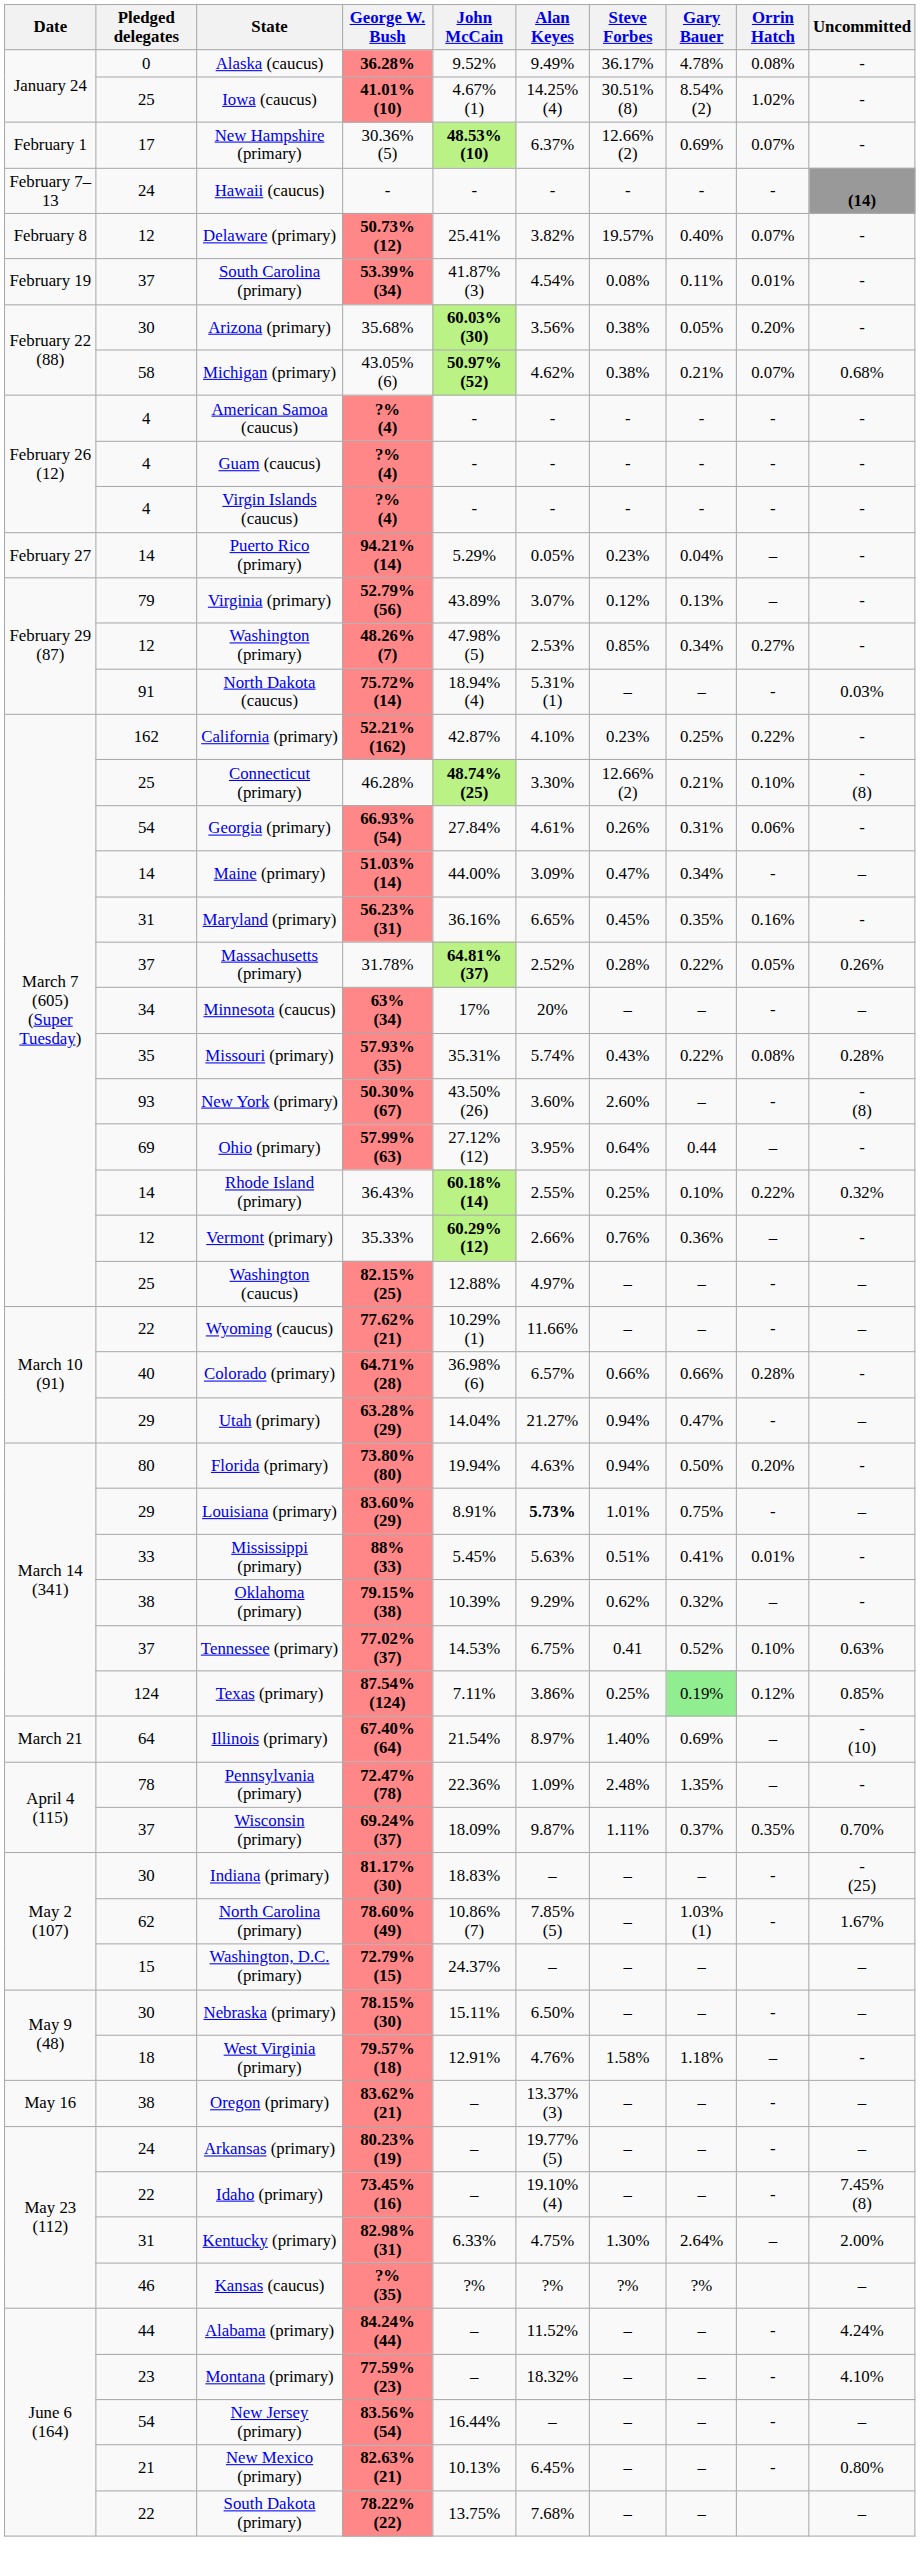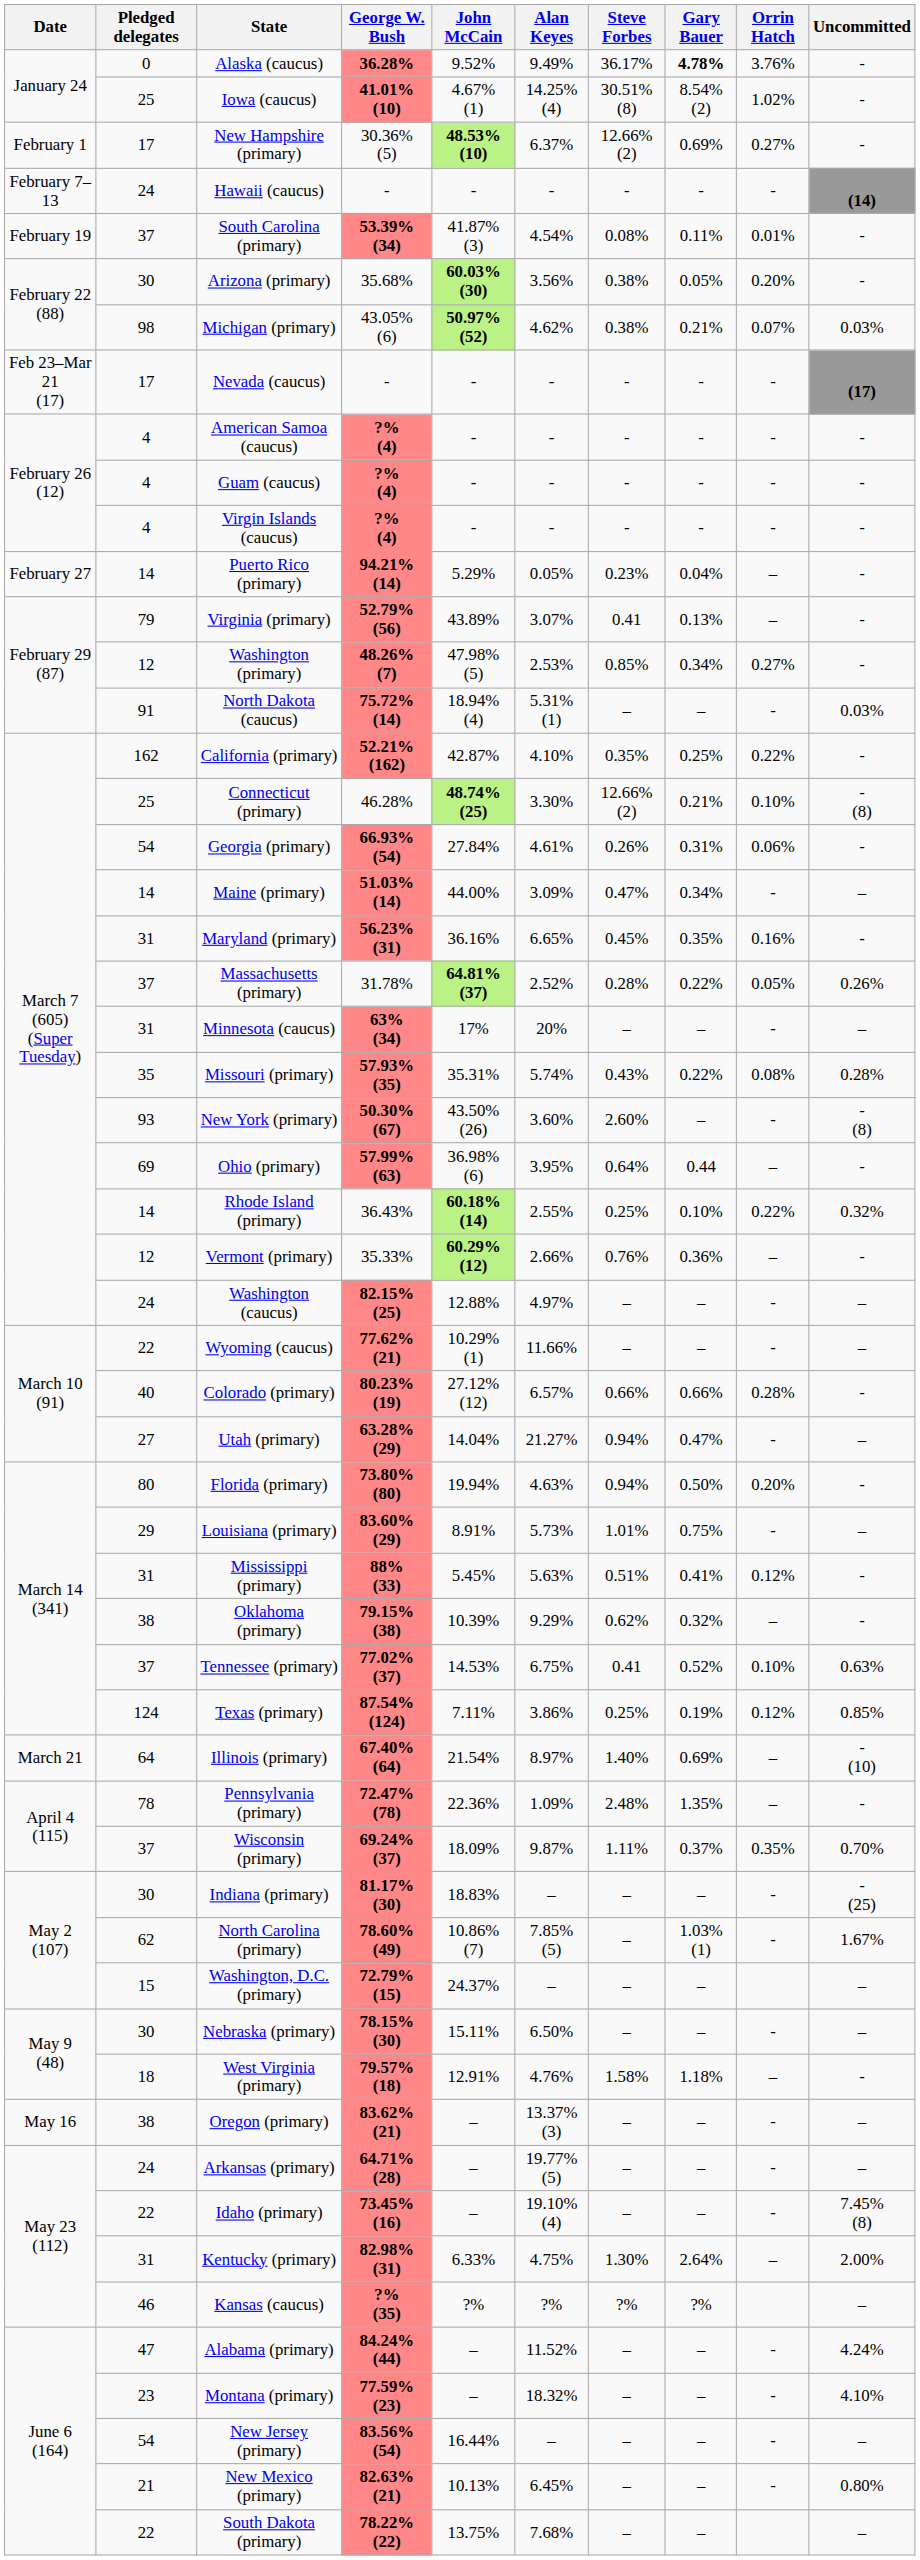(702, 63) normal -> (701, 63) bold
(773, 63) 0.08% -> (773, 63) 3.76%
(773, 145) 0.07% -> (773, 145) 0.27%
- row: (270, 236)
(146, 372) 58 -> (146, 327) 98
(862, 372) 0.68% -> (862, 327) 0.03%
+ row: (269, 382)
(628, 600) 0.12% -> (627, 619) 0.41
(628, 737) 0.23% -> (627, 755) 0.35%
(146, 1010) 34 -> (146, 1029) 31
(474, 1146) 27.12% (12) -> (473, 1165) 36.98% (6)
(146, 1283) 25 -> (146, 1302) 24
(387, 1374) 64.71% (28) -> (387, 1393) 80.23% (19)
(474, 1374) 36.98% (6) -> (473, 1393) 27.12% (12)
(146, 1420) 29 -> (146, 1439) 27
(552, 1511) bold -> (552, 1530) normal
(146, 1556) 33 -> (146, 1575) 31
(773, 1556) 0.01% -> (773, 1575) 0.12%
(702, 1693) lightgreen background -> (701, 1712) no background
(387, 2148) 80.23% (19) -> (387, 2167) 64.71% (28)
(146, 2331) 44 -> (146, 2350) 47
